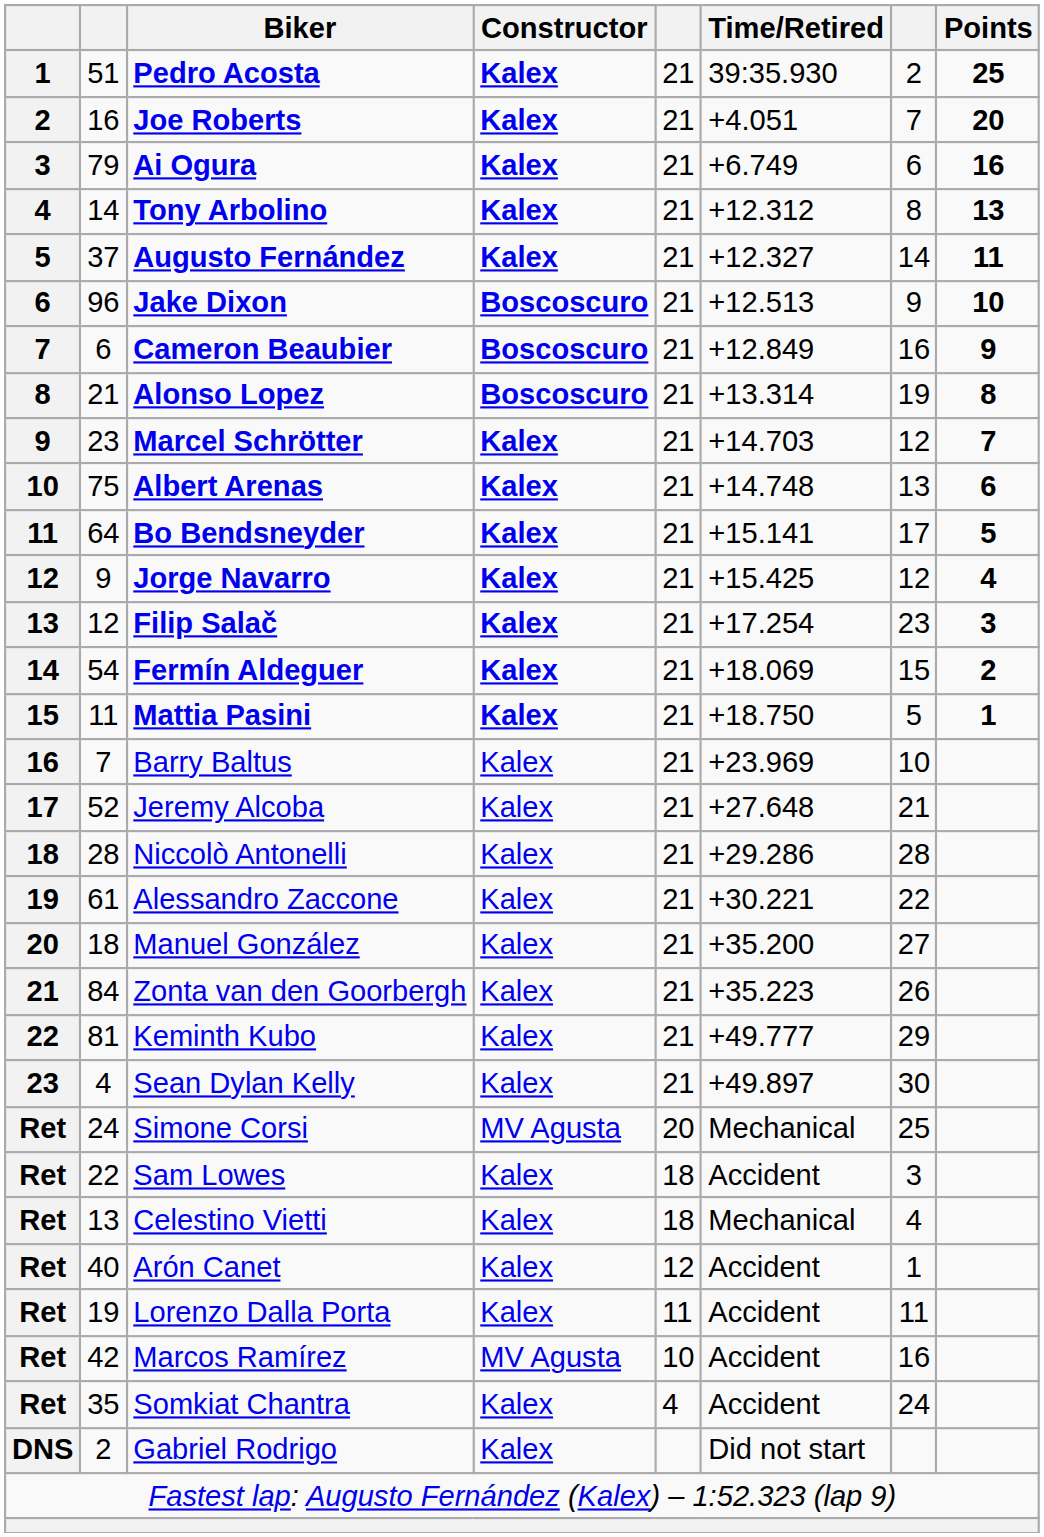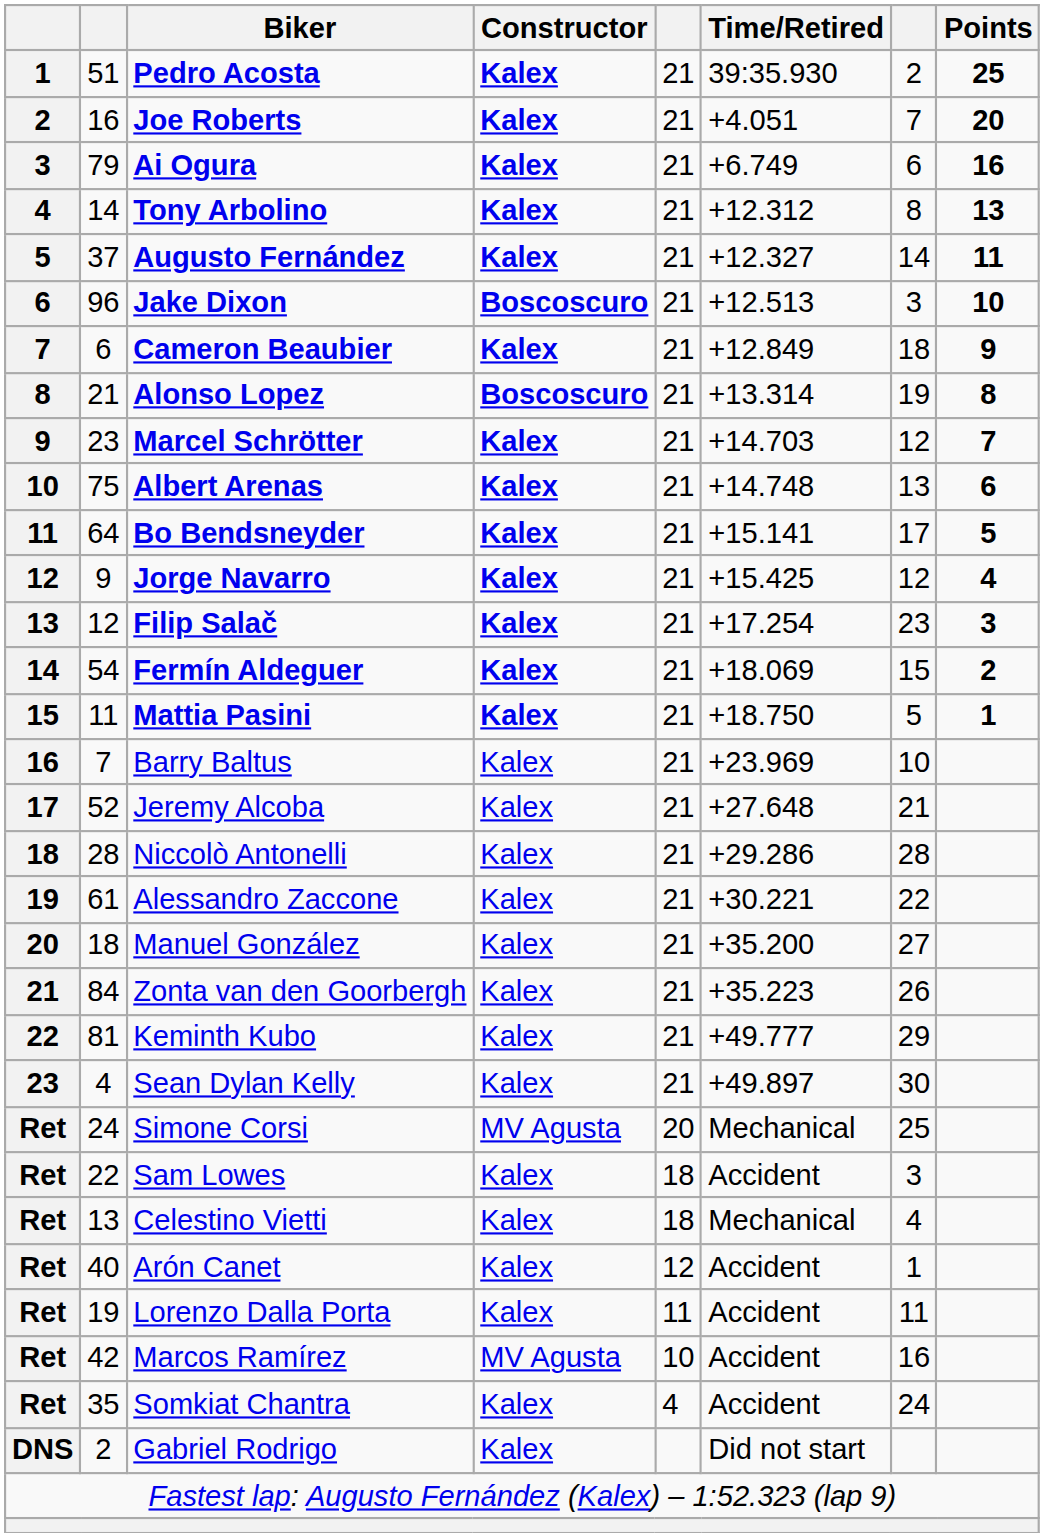(914, 303) 9 -> (914, 303) 3
(564, 349) Boscoscuro -> (519, 349) Kalex
(914, 349) 16 -> (914, 349) 18
